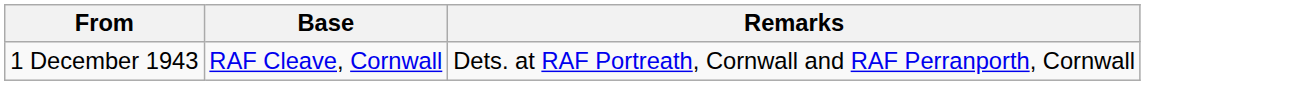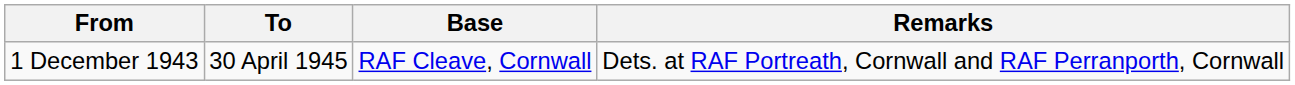+ column: (278, 23)
